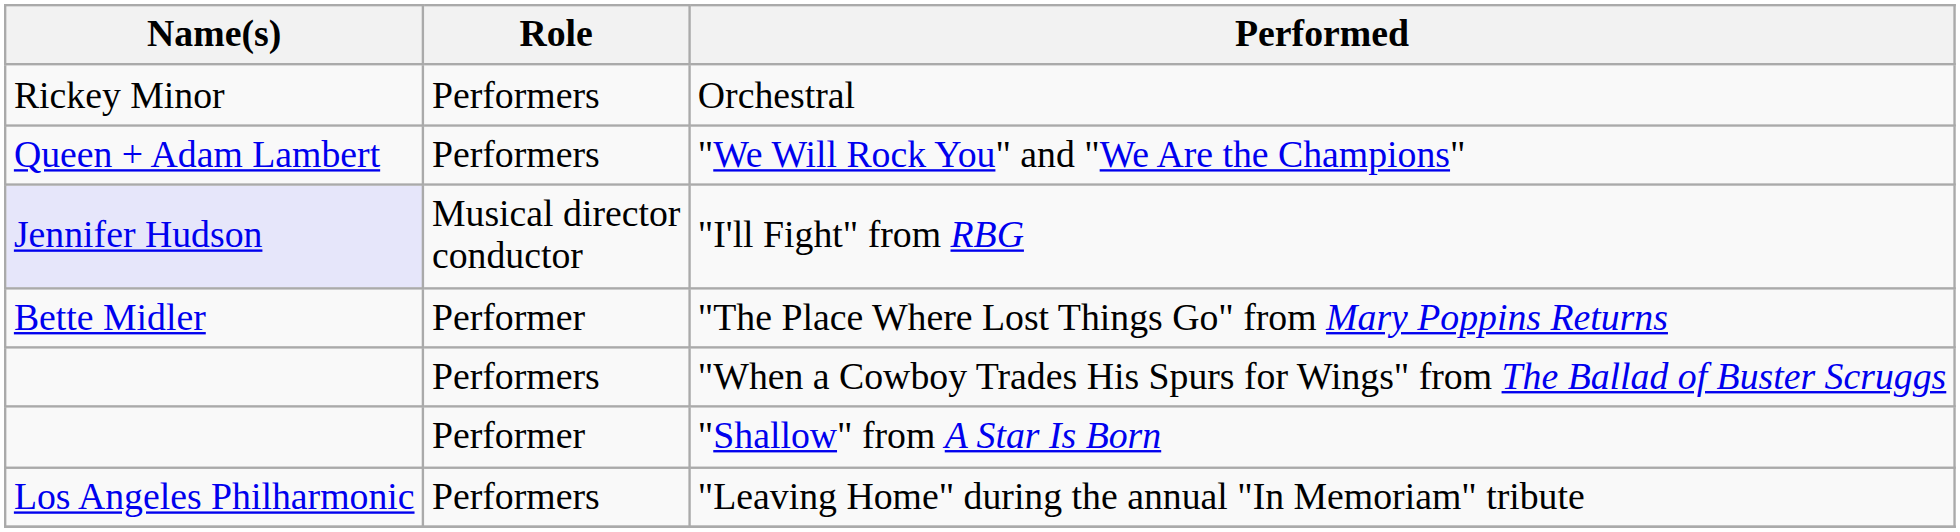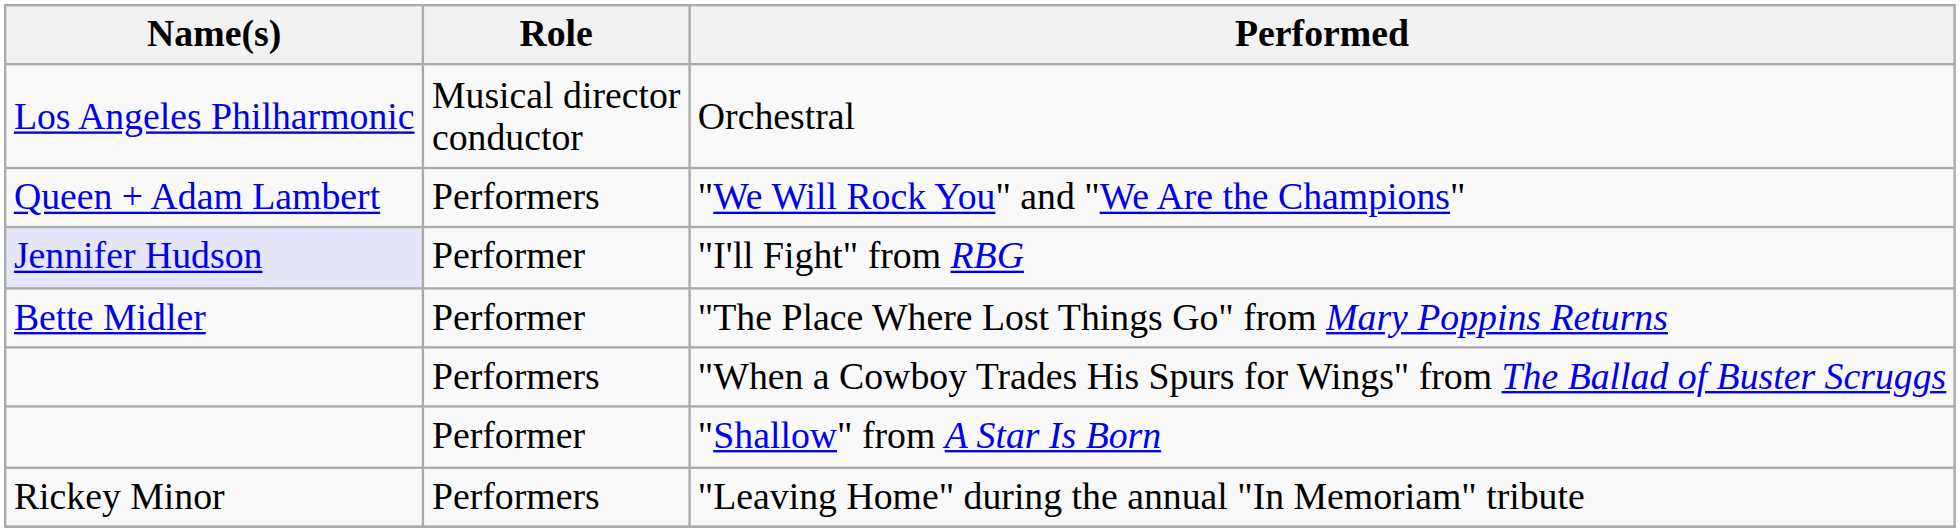(119, 94) Rickey Minor -> (214, 115) Los Angeles Philharmonic
(516, 94) Performers -> (556, 115) Musical director conductor
(556, 235) Musical director conductor -> (508, 256) Performer
(214, 496) Los Angeles Philharmonic -> (119, 496) Rickey Minor
